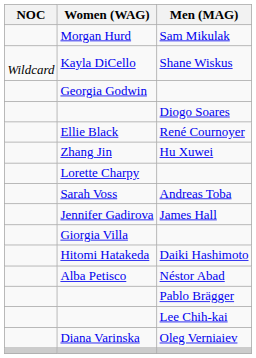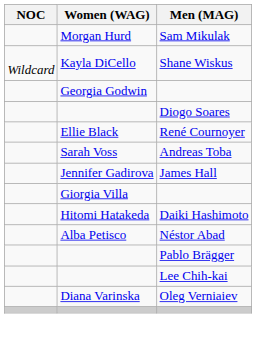- row: (86, 152)
- row: (100, 173)
